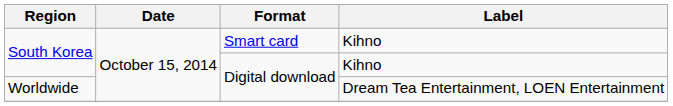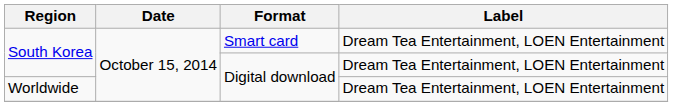(362, 40) Kihno -> (503, 40) Dream Tea Entertainment, LOEN Entertainment
(362, 64) Kihno -> (503, 64) Dream Tea Entertainment, LOEN Entertainment
